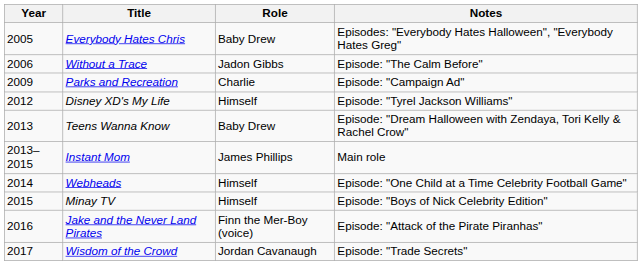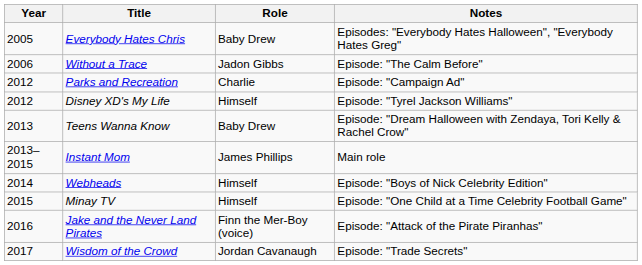(20, 82) 2009 -> (20, 82) 2012
(482, 182) Episode: "One Child at a Time Celebrity Football Game" -> (442, 182) Episode: "Boys of Nick Celebrity Edition"
(442, 201) Episode: "Boys of Nick Celebrity Edition" -> (482, 201) Episode: "One Child at a Time Celebrity Football Game"
